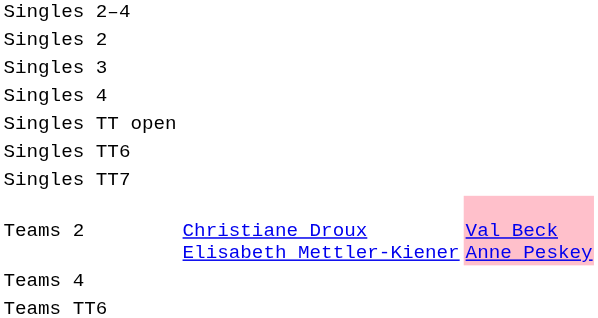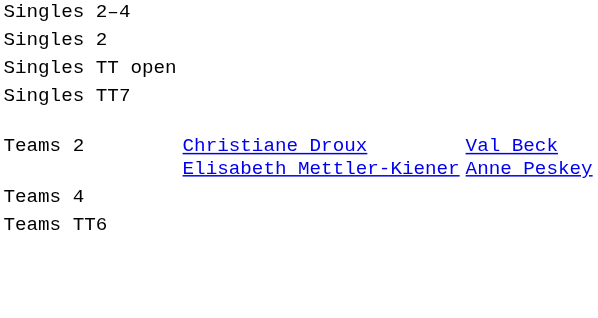- row: (55, 68)
- row: (55, 96)
- row: (67, 152)
(529, 242) pink background -> (529, 157) no background
